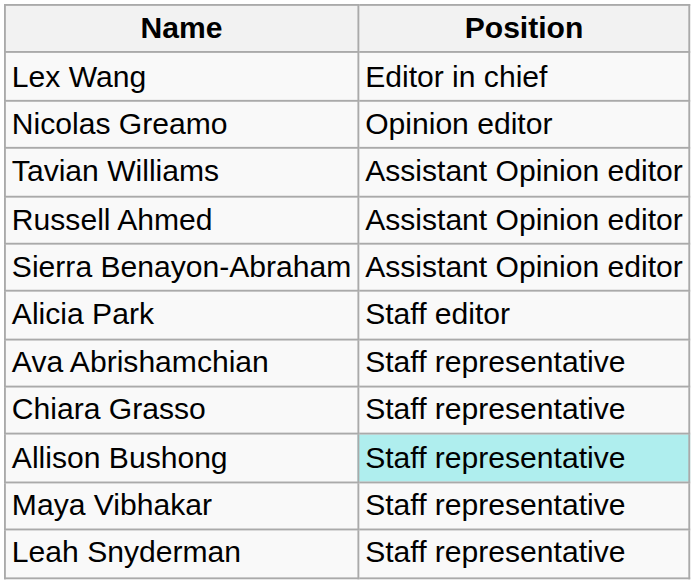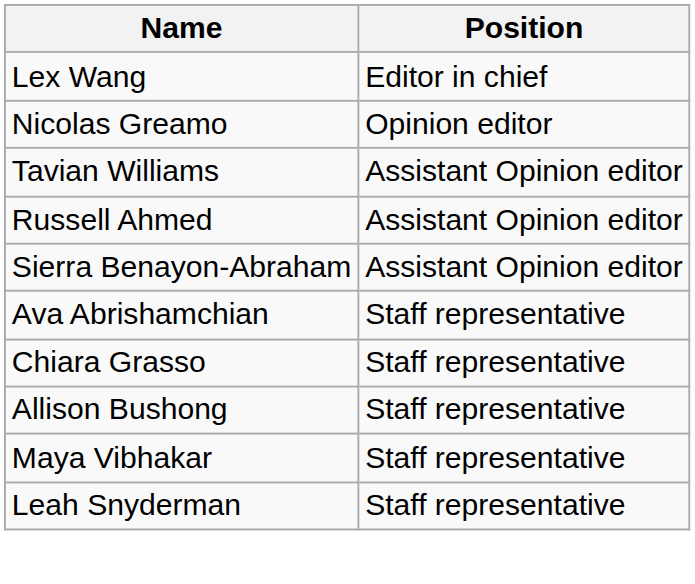- row: (83, 314)
(495, 457) paleturquoise background -> (495, 409) no background
